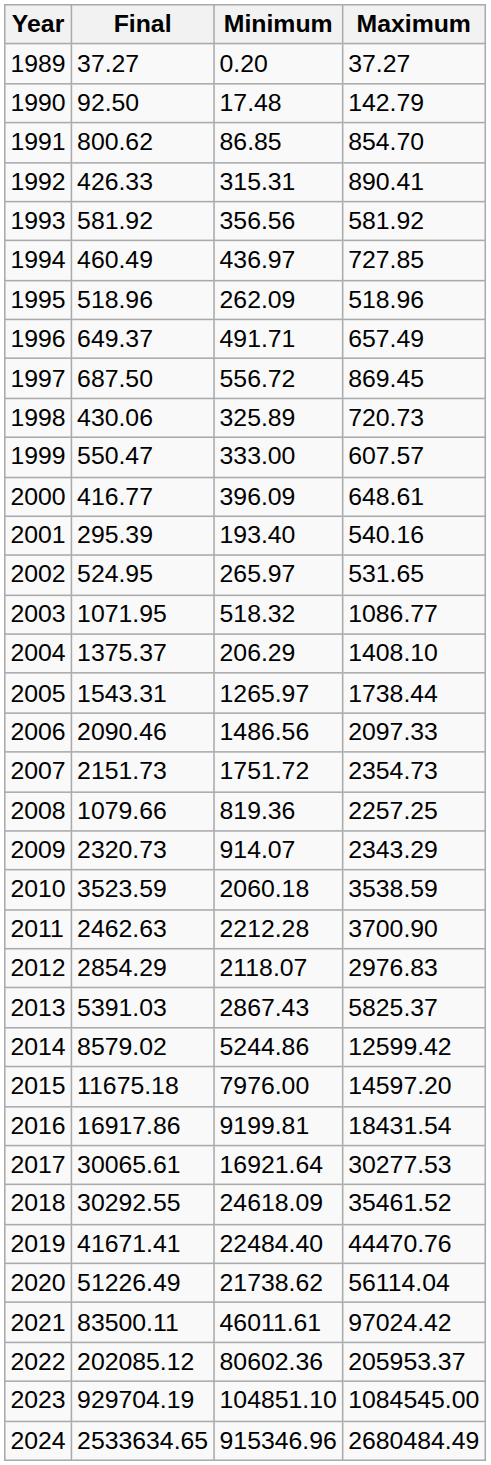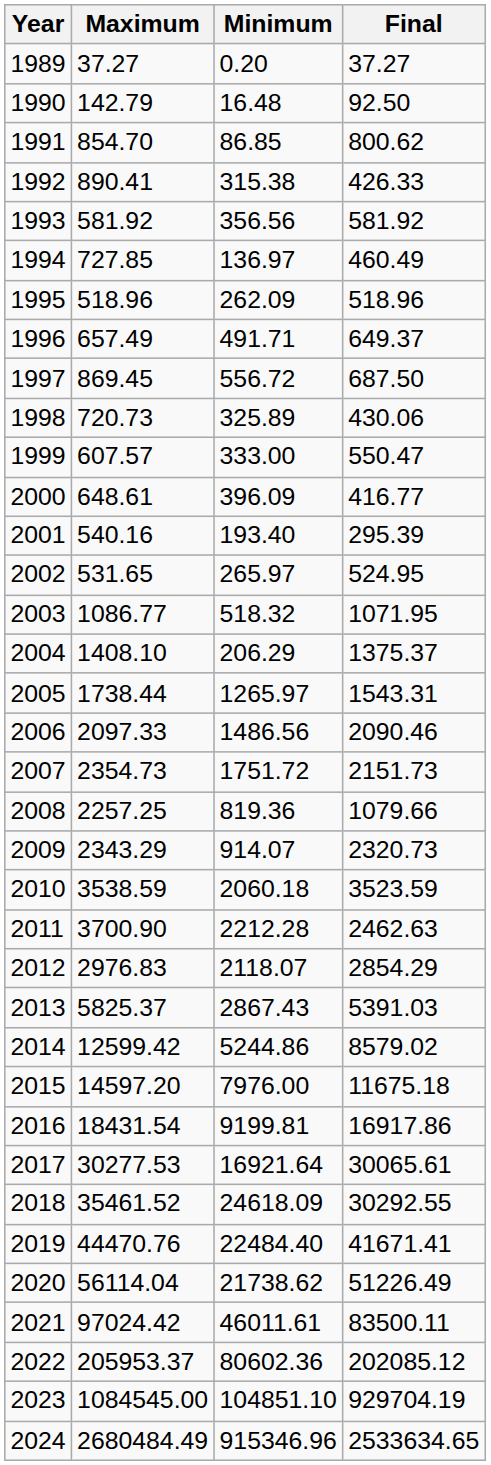columns swapped: (414, 24) <-> (143, 24)
(251, 102) 17.48 -> (251, 102) 16.48
(257, 181) 315.31 -> (257, 181) 315.38
(257, 260) 436.97 -> (257, 260) 136.97
